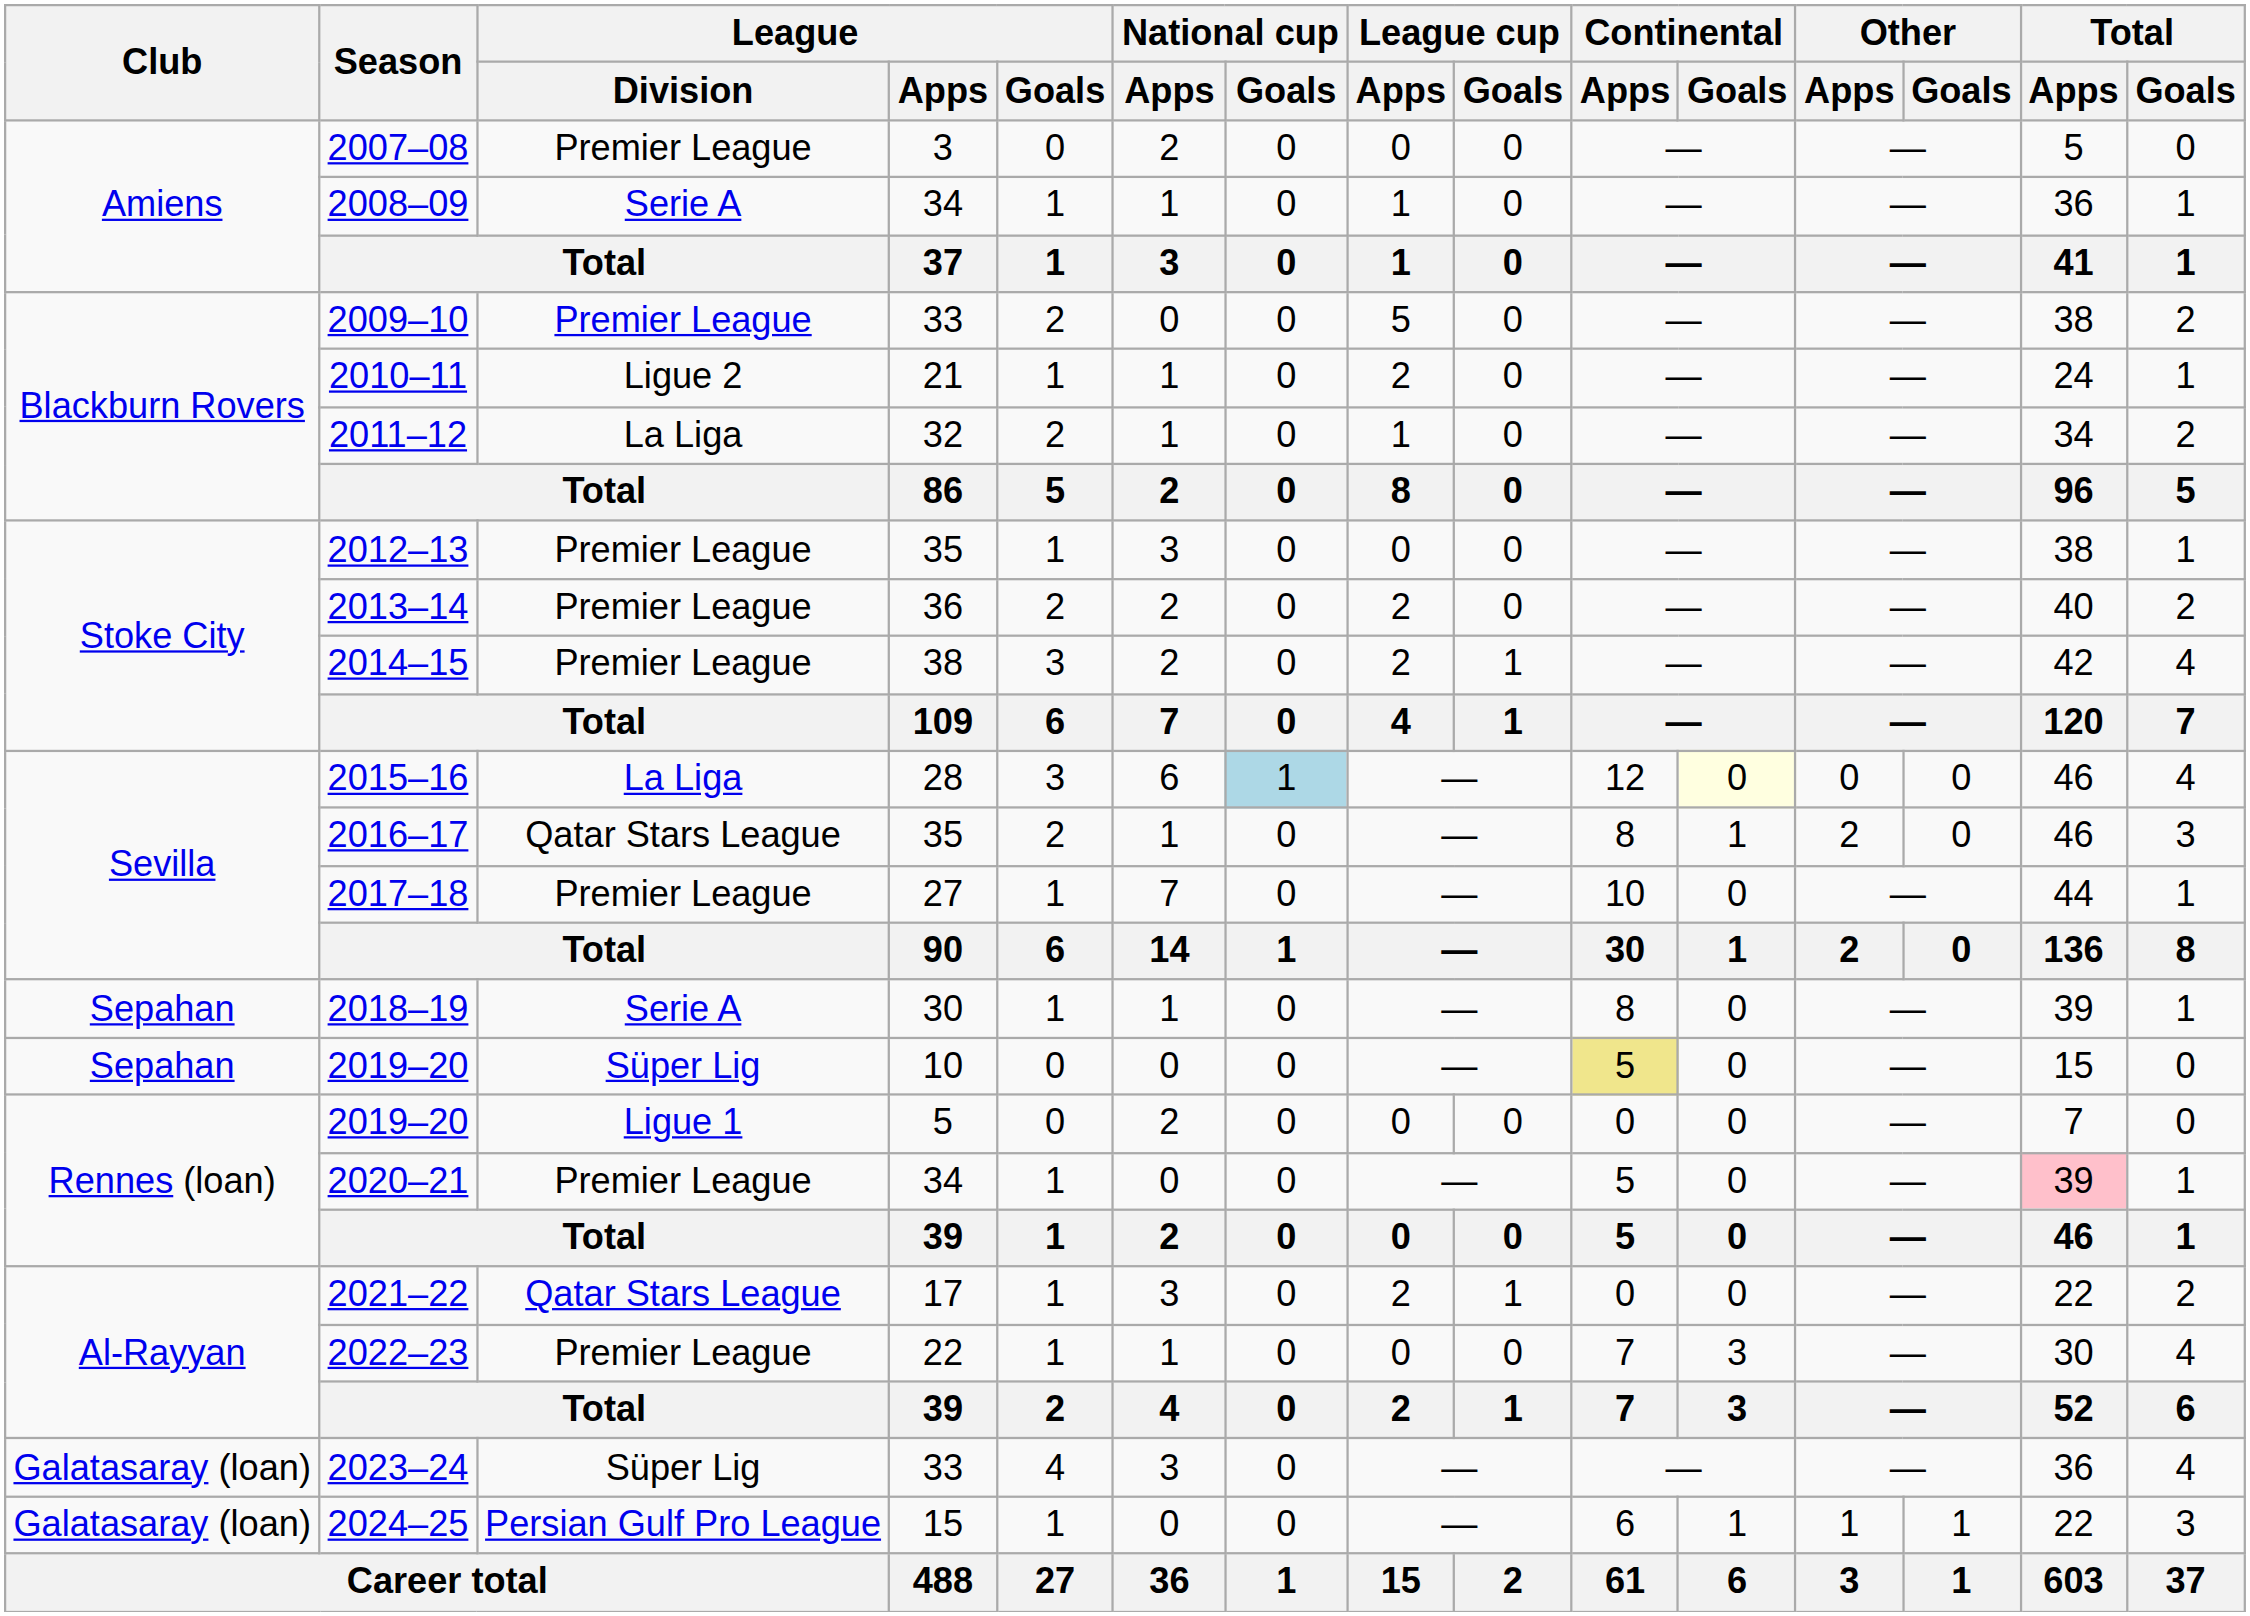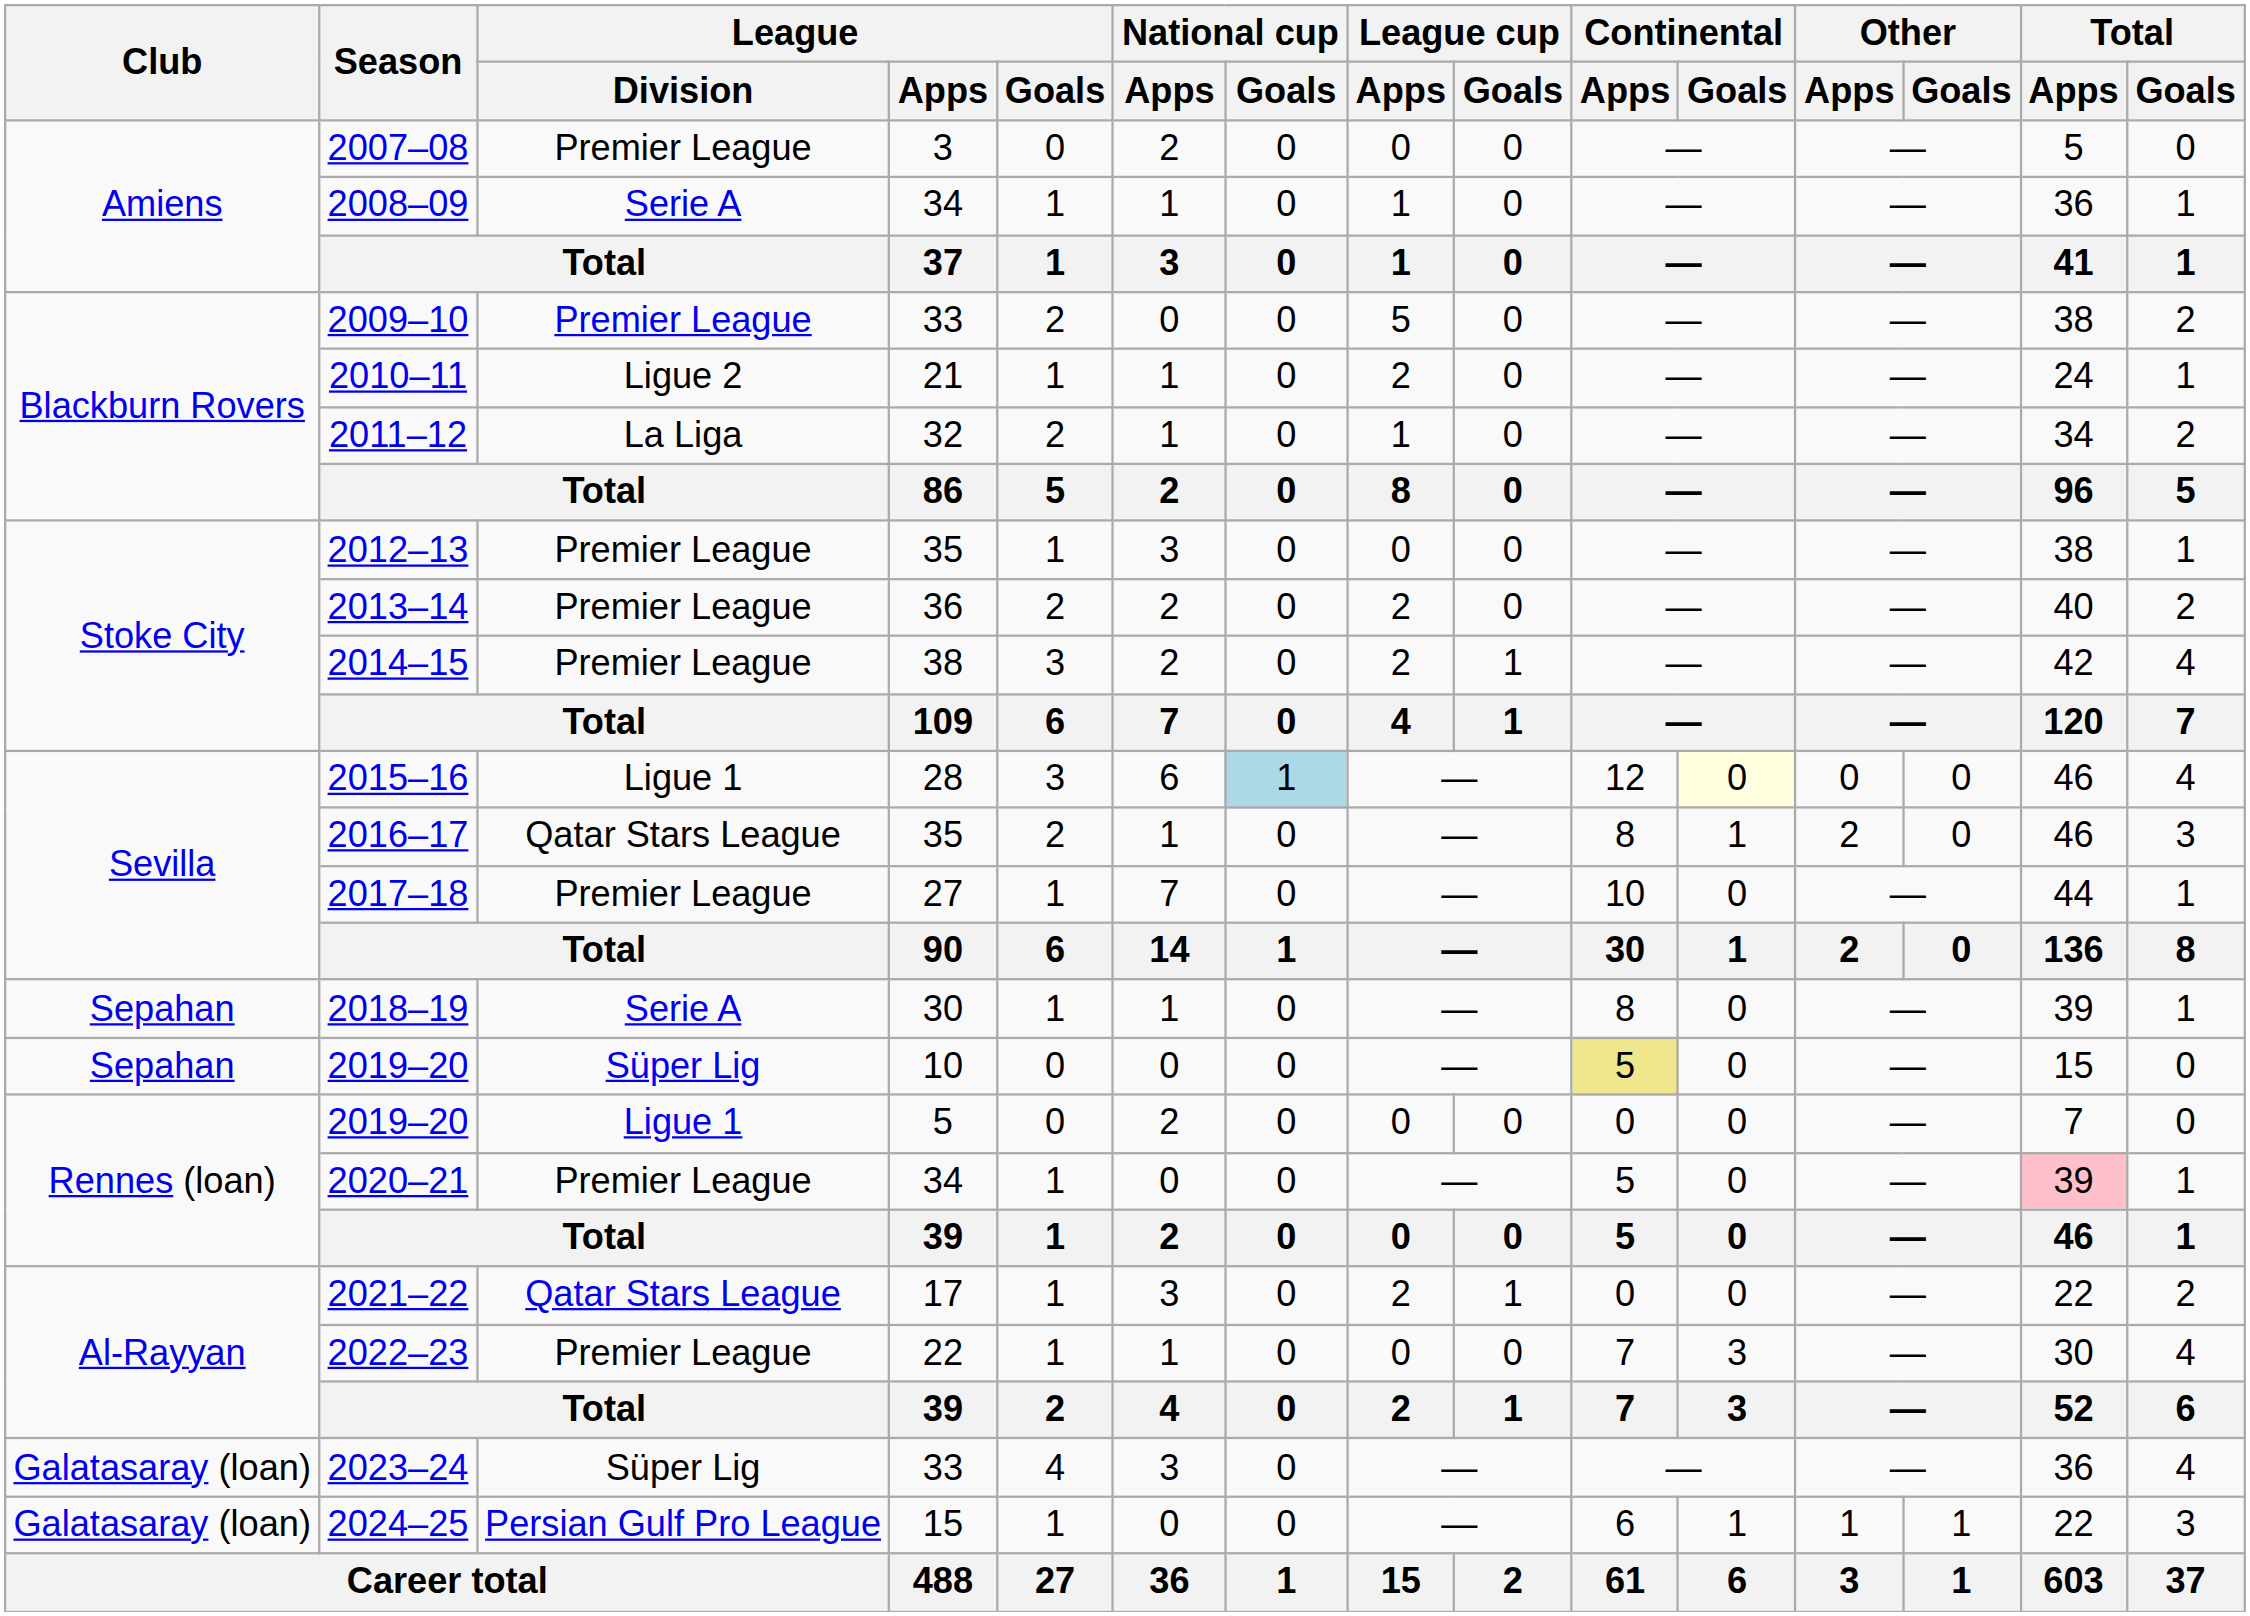(683, 778) La Liga -> (683, 778) Ligue 1
